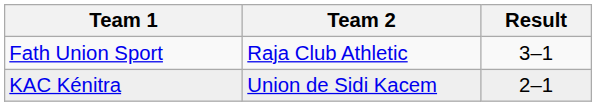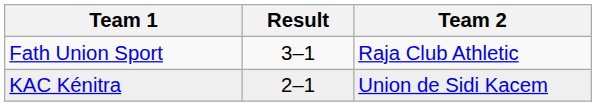columns swapped: (362, 20) <-> (536, 20)
